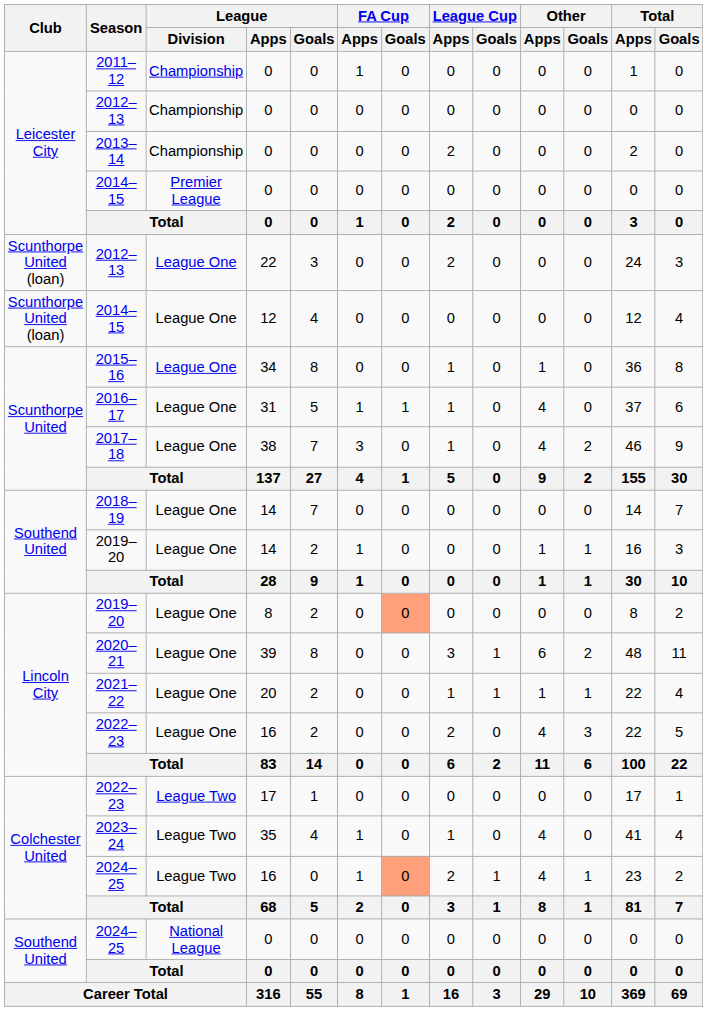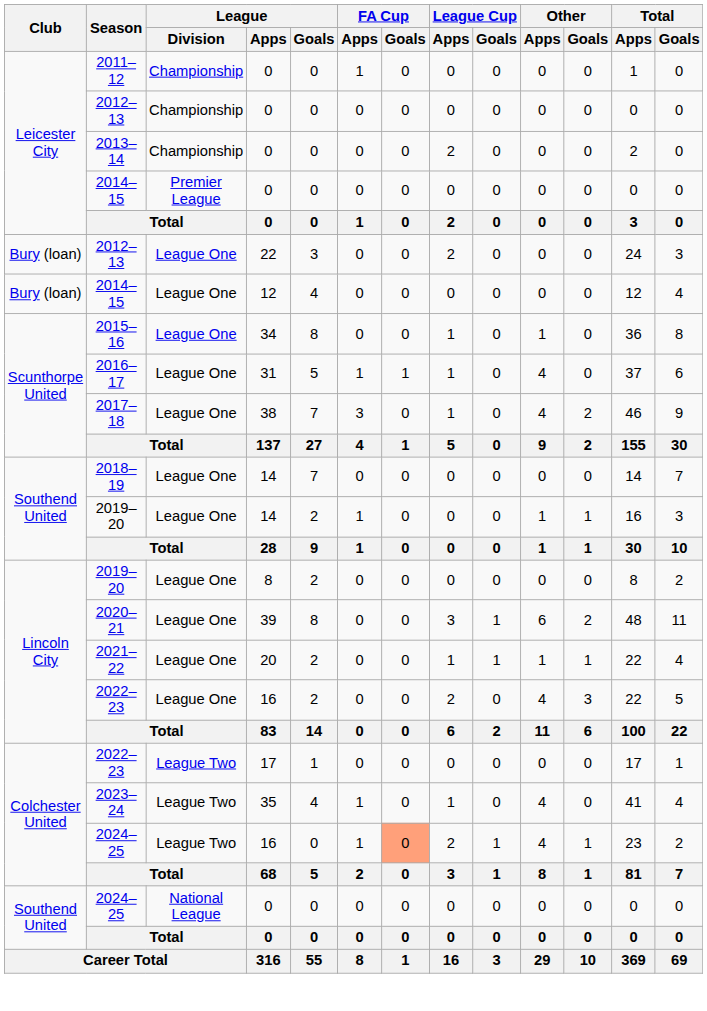(46, 262) Scunthorpe United (loan) -> (45, 254) Bury (loan)
(46, 318) Scunthorpe United (loan) -> (45, 294) Bury (loan)
(405, 613) lightsalmon background -> (405, 580) no background
